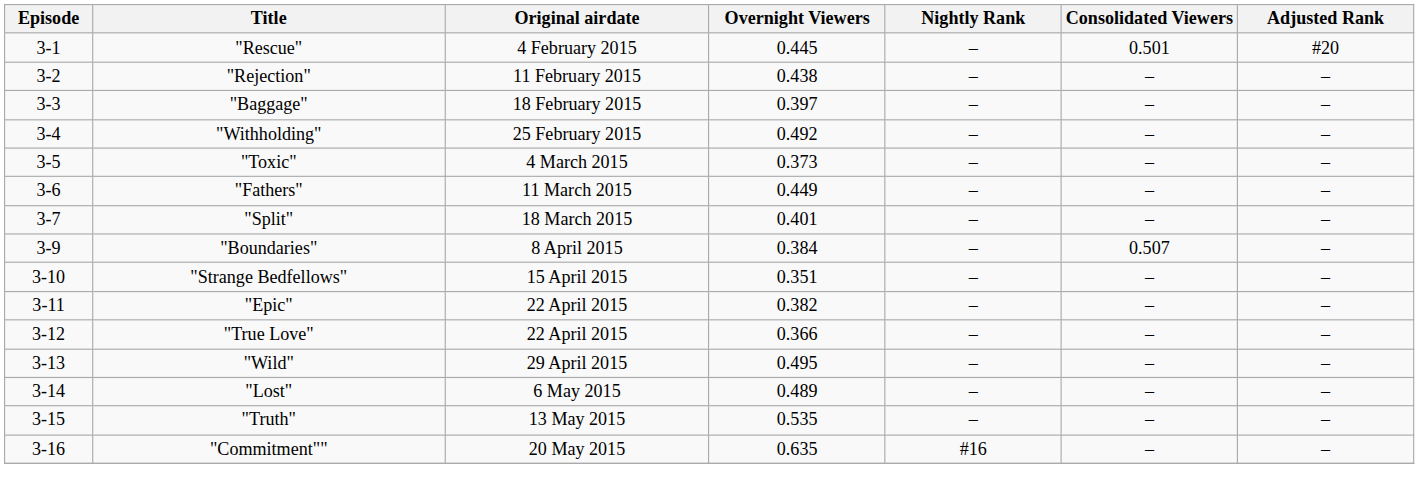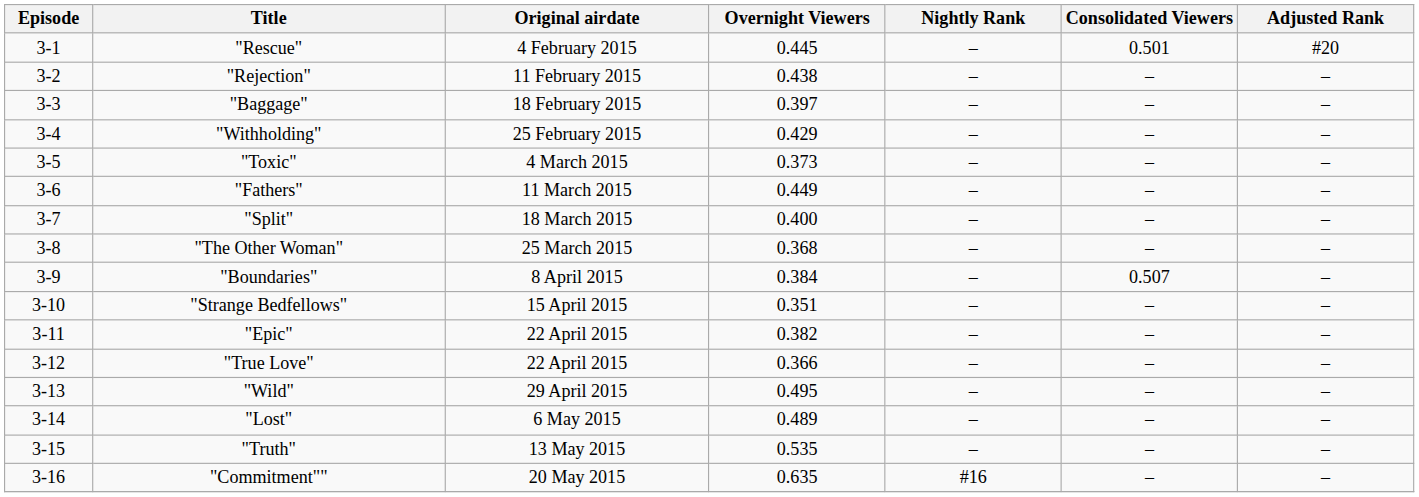(797, 133) 0.492 -> (797, 133) 0.429
(797, 219) 0.401 -> (797, 219) 0.400
+ row: (269, 248)
